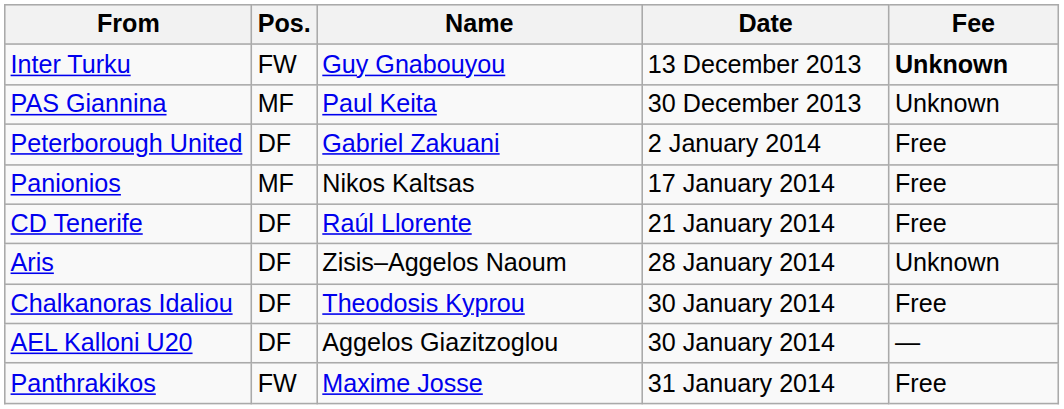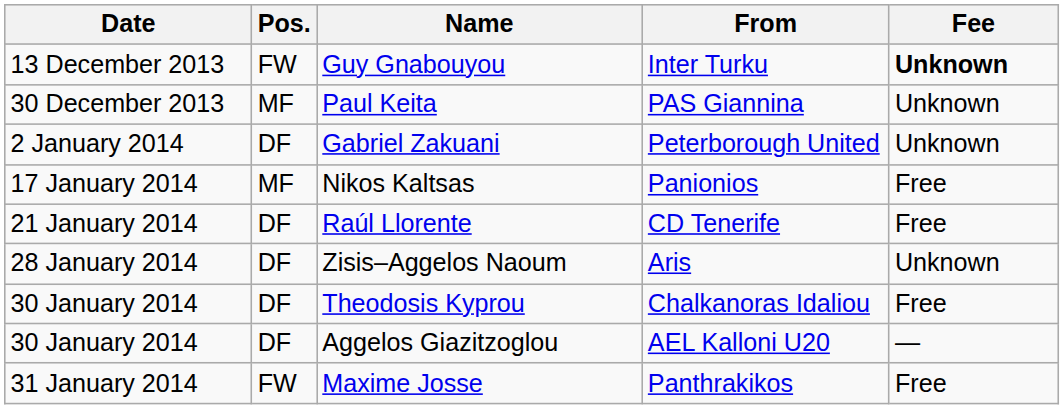columns swapped: (766, 24) <-> (128, 24)
(921, 143) Free -> (947, 143) Unknown
